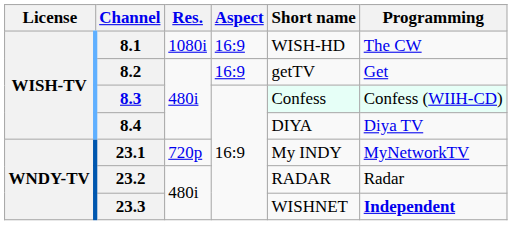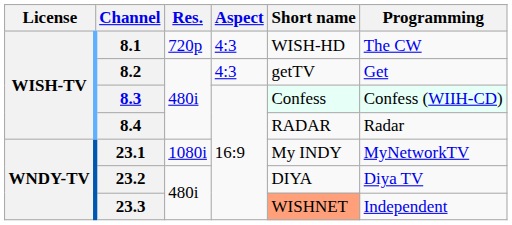(188, 44) 1080i -> (185, 44) 720p
(230, 44) 16:9 -> (226, 44) 4:3
(230, 71) 16:9 -> (226, 71) 4:3
(292, 125) DIYA -> (301, 125) RADAR
(393, 125) Diya TV -> (384, 125) Radar
(185, 152) 720p -> (188, 152) 1080i
(301, 179) RADAR -> (292, 179) DIYA
(384, 179) Radar -> (393, 179) Diya TV
(310, 206) no background -> (310, 206) lightsalmon background
(409, 206) bold -> (406, 206) normal
